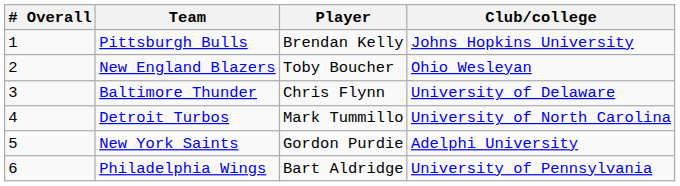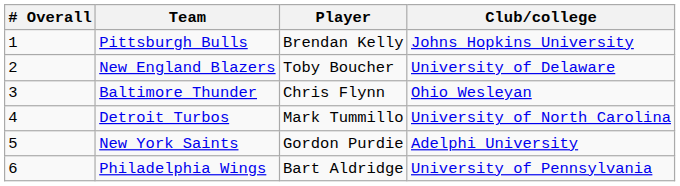(471, 68) Ohio Wesleyan -> (513, 68) University of Delaware
(513, 93) University of Delaware -> (471, 93) Ohio Wesleyan
